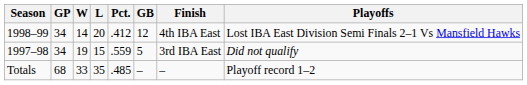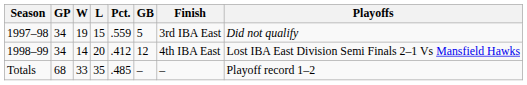rows swapped: (28, 51) <-> (28, 32)
